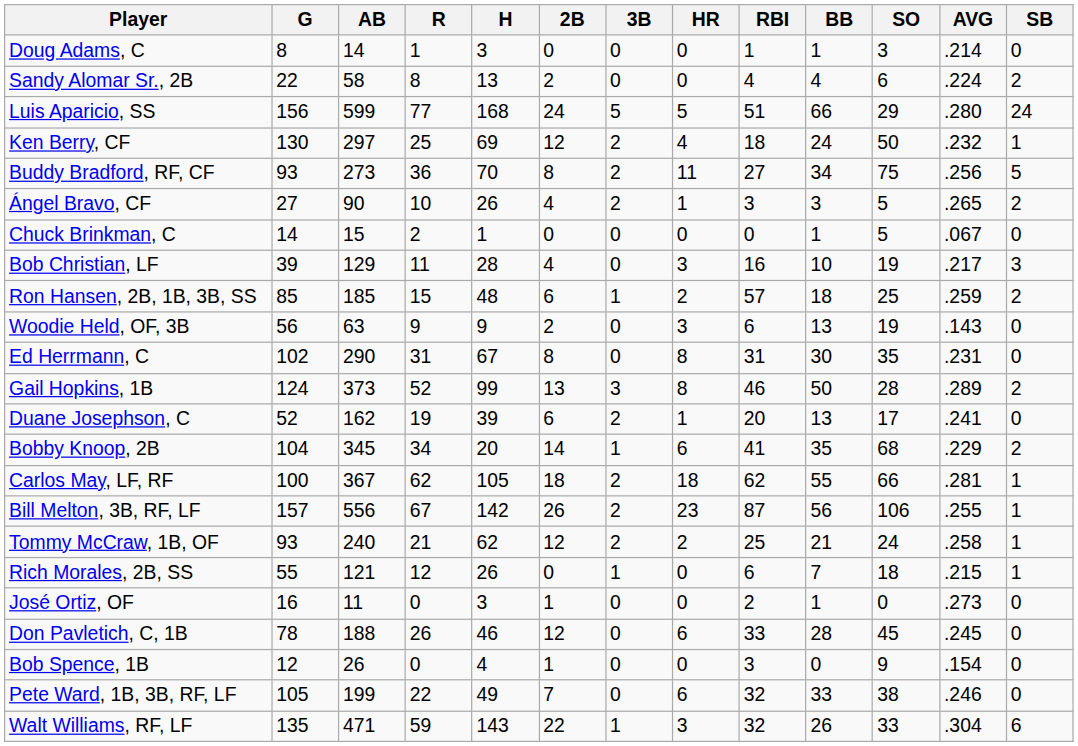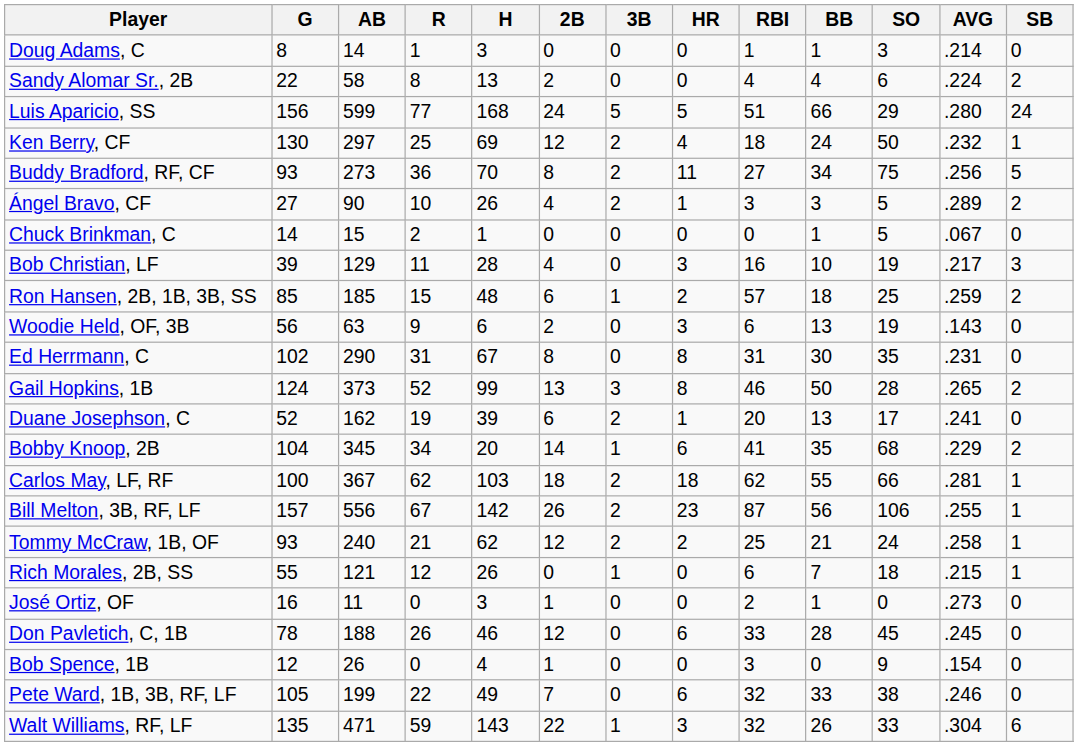(963, 204) .265 -> (963, 204) .289
(482, 326) 9 -> (482, 326) 6
(963, 388) .289 -> (963, 388) .265
(493, 480) 105 -> (493, 480) 103
